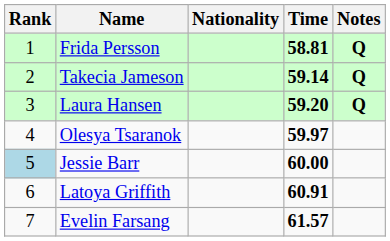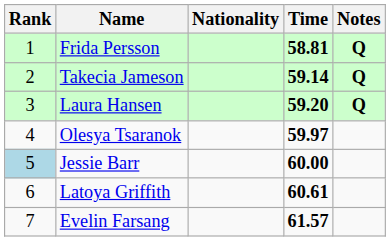(308, 192) 60.91 -> (308, 192) 60.61
